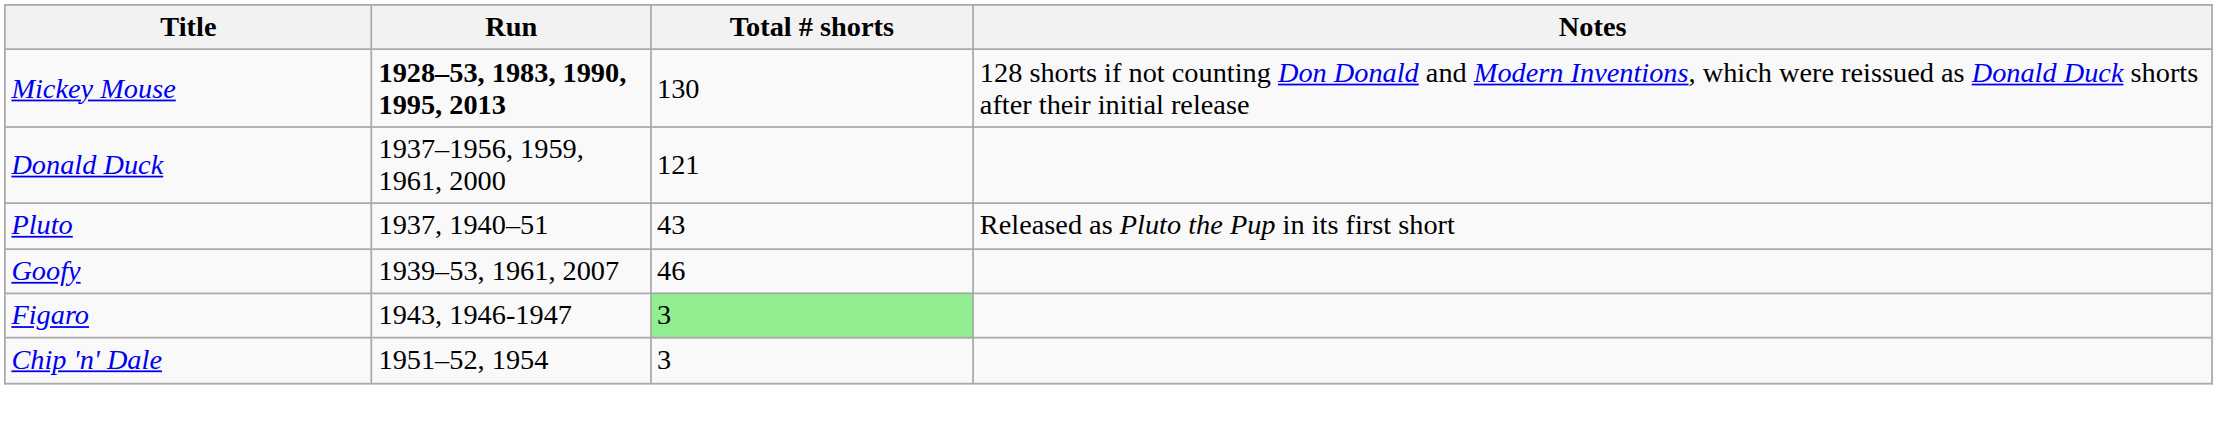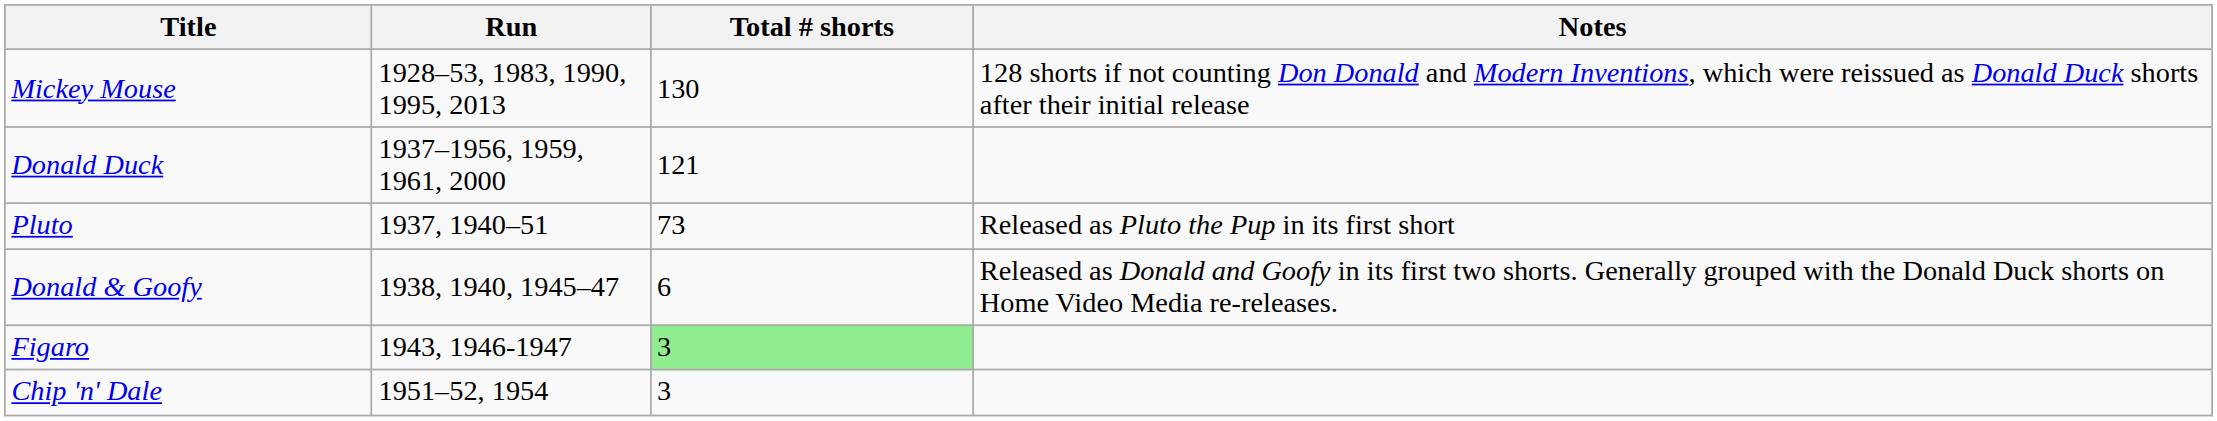(502, 87) bold -> (502, 87) normal
(671, 225) 43 -> (671, 225) 73
+ row: (107, 286)
- row: (46, 270)
